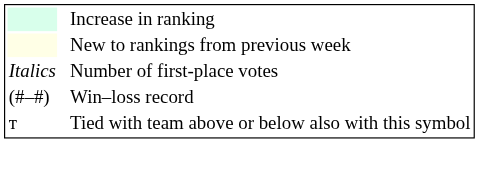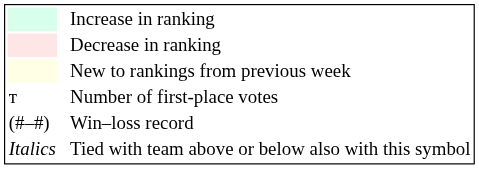+ row: (146, 45)
(32, 71) Italics -> (13, 97) т
(13, 123) т -> (32, 149) Italics
